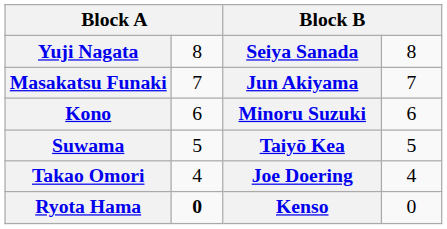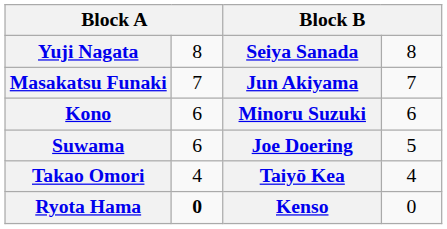(197, 144) 5 -> (197, 144) 6
(302, 144) Taiyō Kea -> (302, 144) Joe Doering
(302, 176) Joe Doering -> (302, 176) Taiyō Kea
